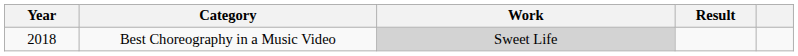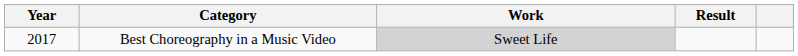(42, 39) 2018 -> (42, 39) 2017
